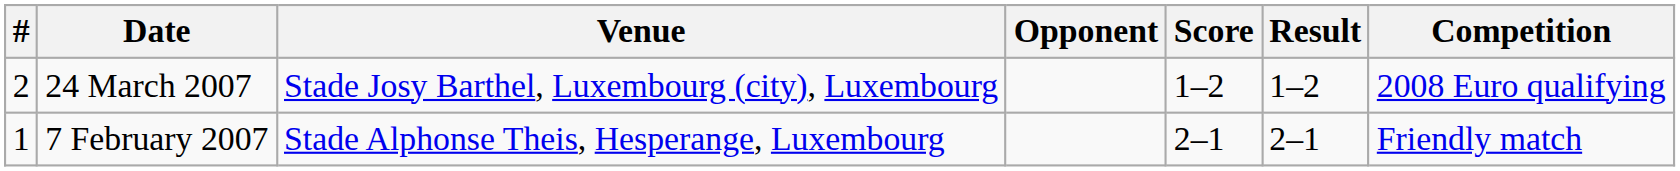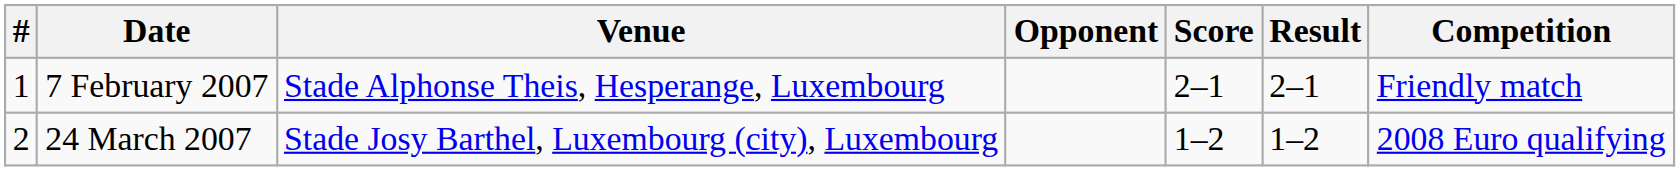rows swapped: (157, 138) <-> (148, 84)
